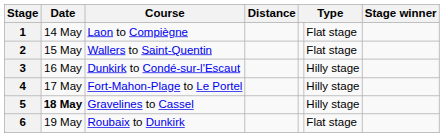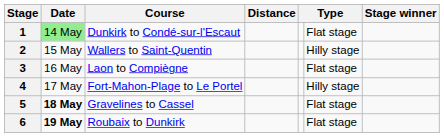(63, 31) no background -> (63, 31) lightgreen background
(138, 31) Laon to Compiègne -> (164, 31) Dunkirk to Condé-sur-l'Escaut
(332, 50) Flat stage -> (333, 50) Hilly stage
(164, 68) Dunkirk to Condé-sur-l'Escaut -> (138, 68) Laon to Compiègne
(333, 68) Hilly stage -> (332, 68) Flat stage
(333, 104) Hilly stage -> (332, 104) Flat stage
(63, 123) normal -> (63, 123) bold
